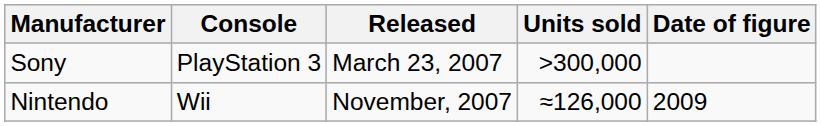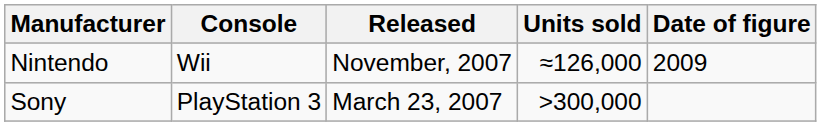rows swapped: (38, 62) <-> (59, 101)
